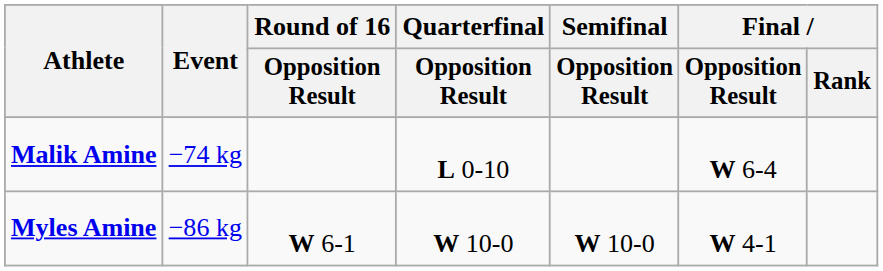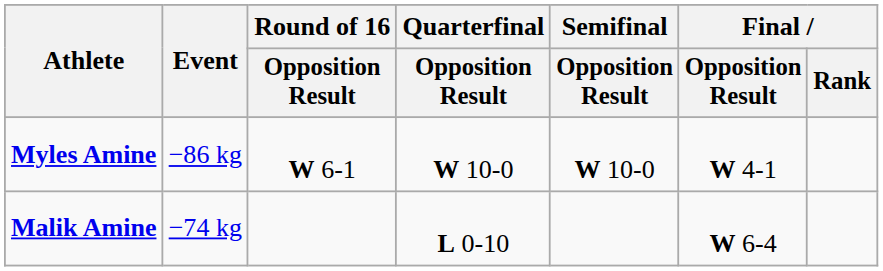rows swapped: (84, 154) <-> (84, 228)
